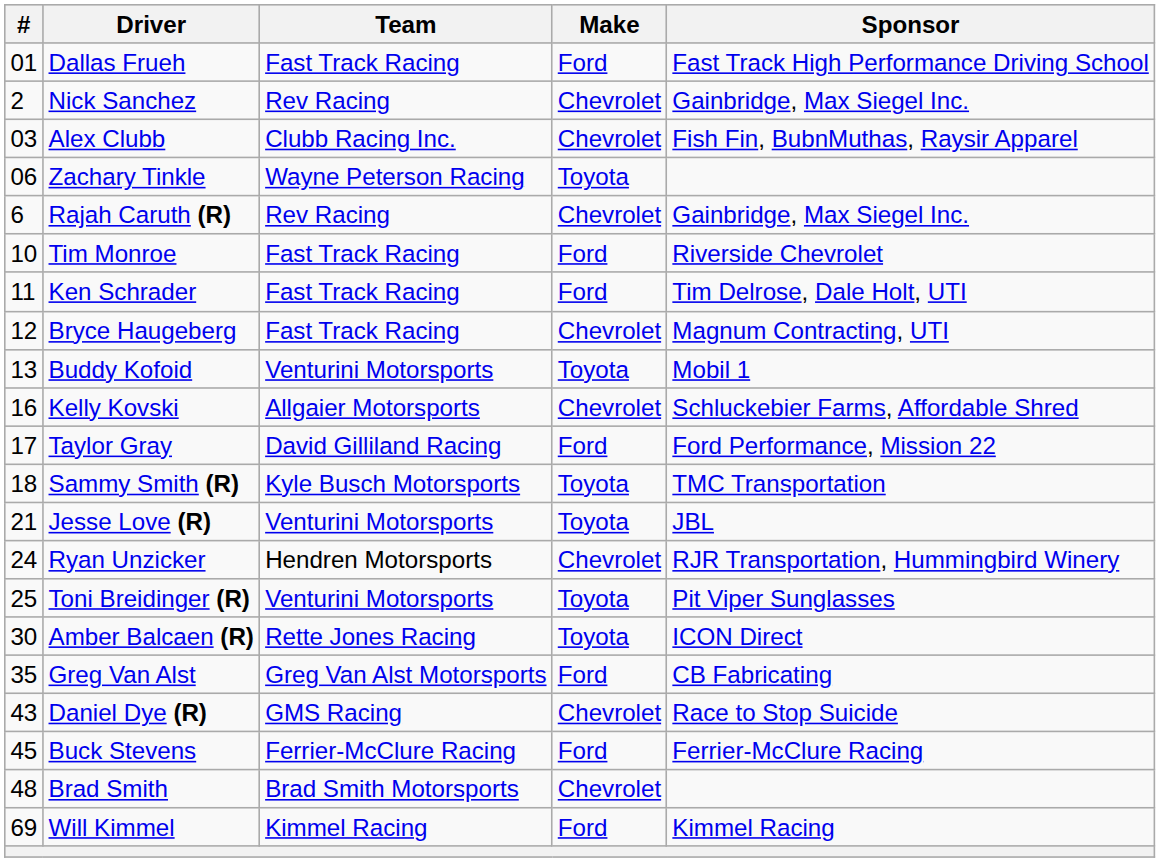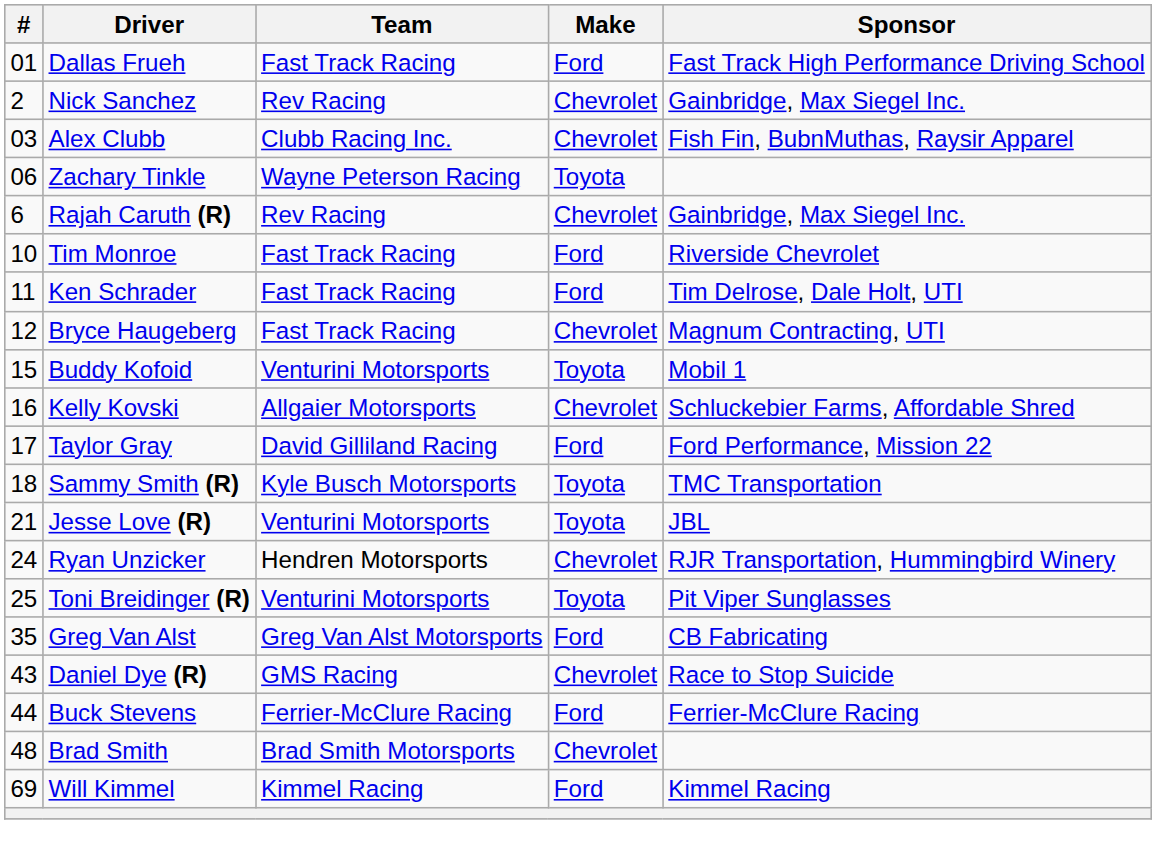(24, 368) 13 -> (24, 368) 15
- row: (151, 636)
(24, 751) 45 -> (24, 713) 44
